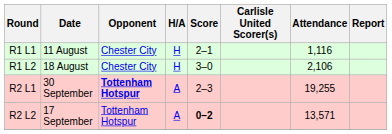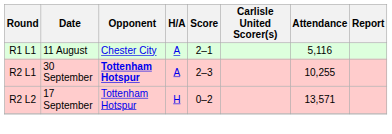(177, 51) H -> (177, 51) A
(320, 51) 1,116 -> (320, 51) 5,116
- row: (23, 67)
(320, 88) 19,255 -> (320, 72) 10,255
(177, 116) A -> (177, 100) H
(204, 116) bold -> (204, 100) normal
